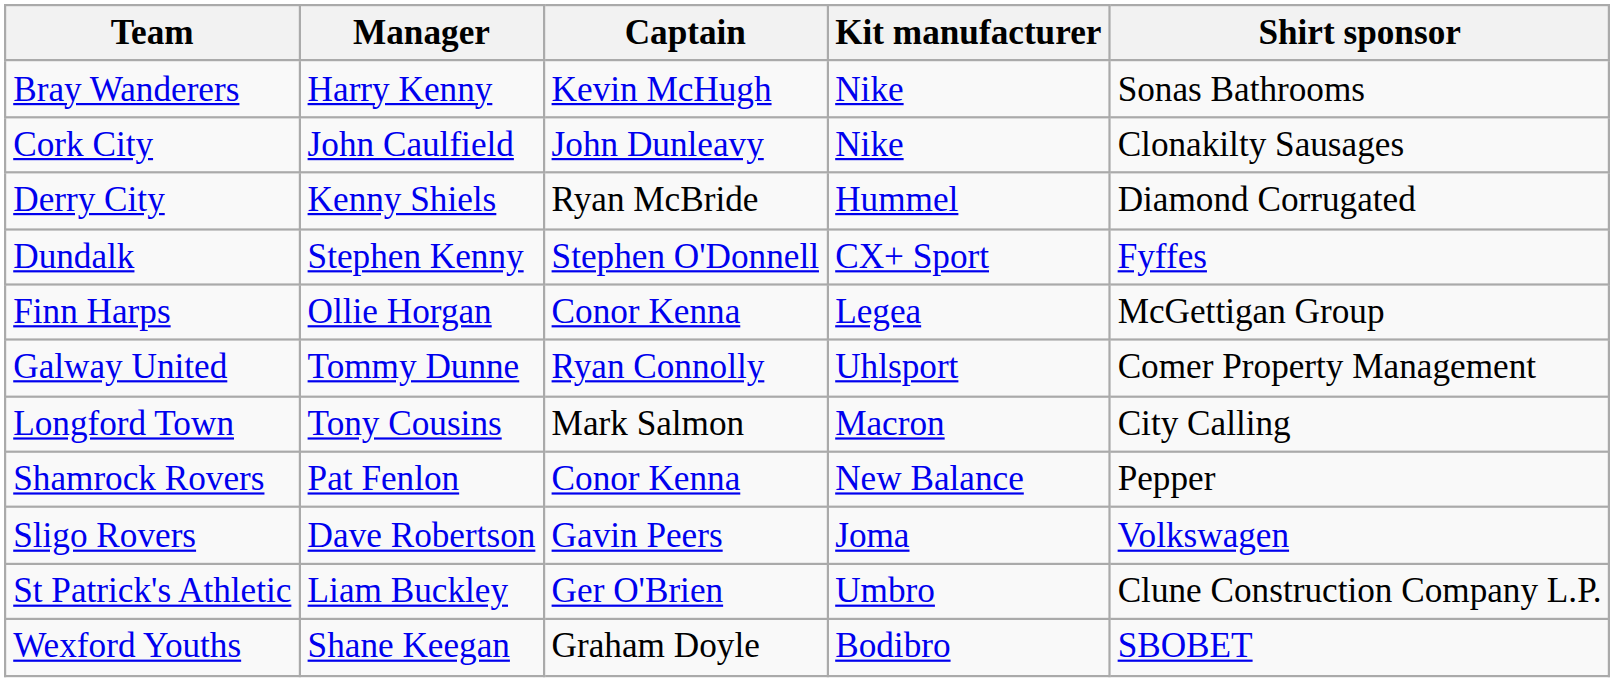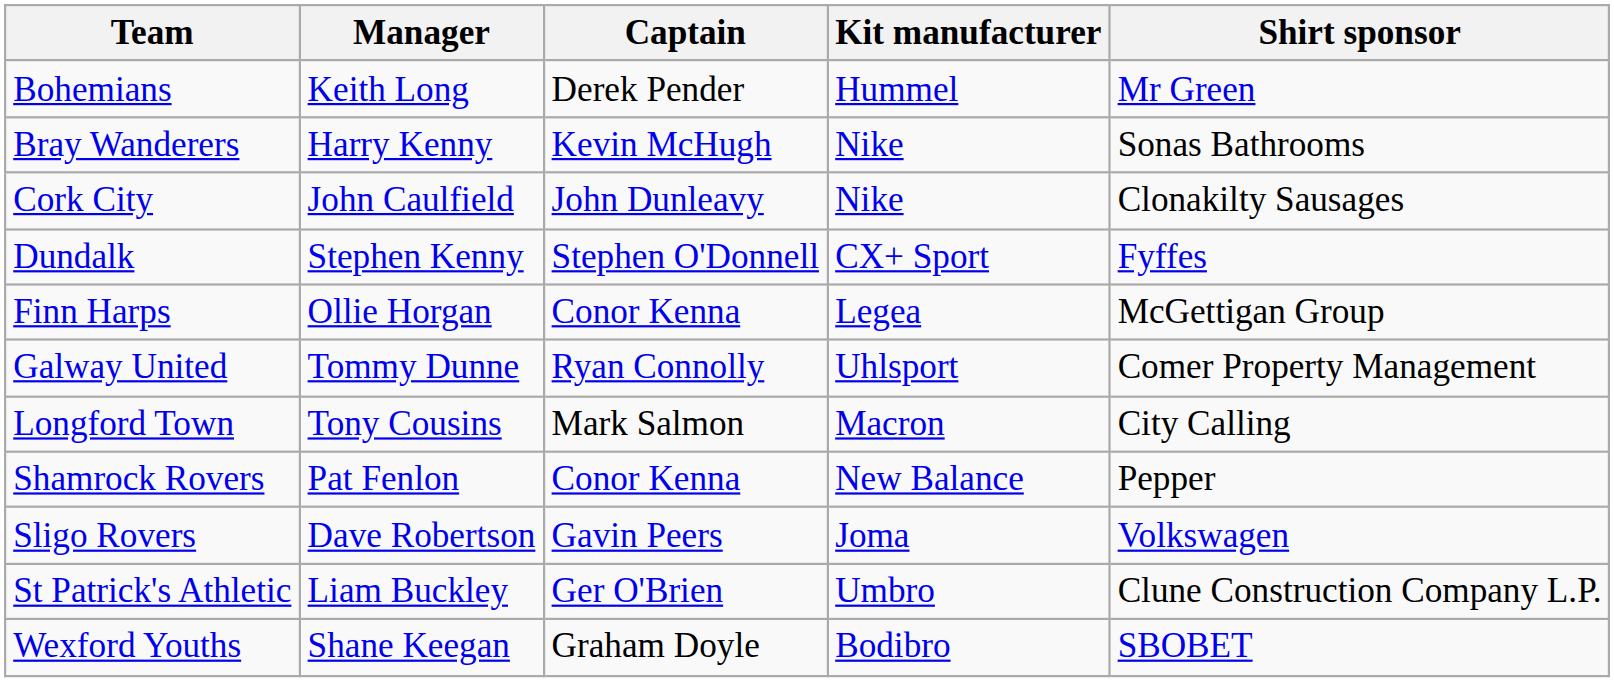+ row: (92, 88)
- row: (89, 199)
